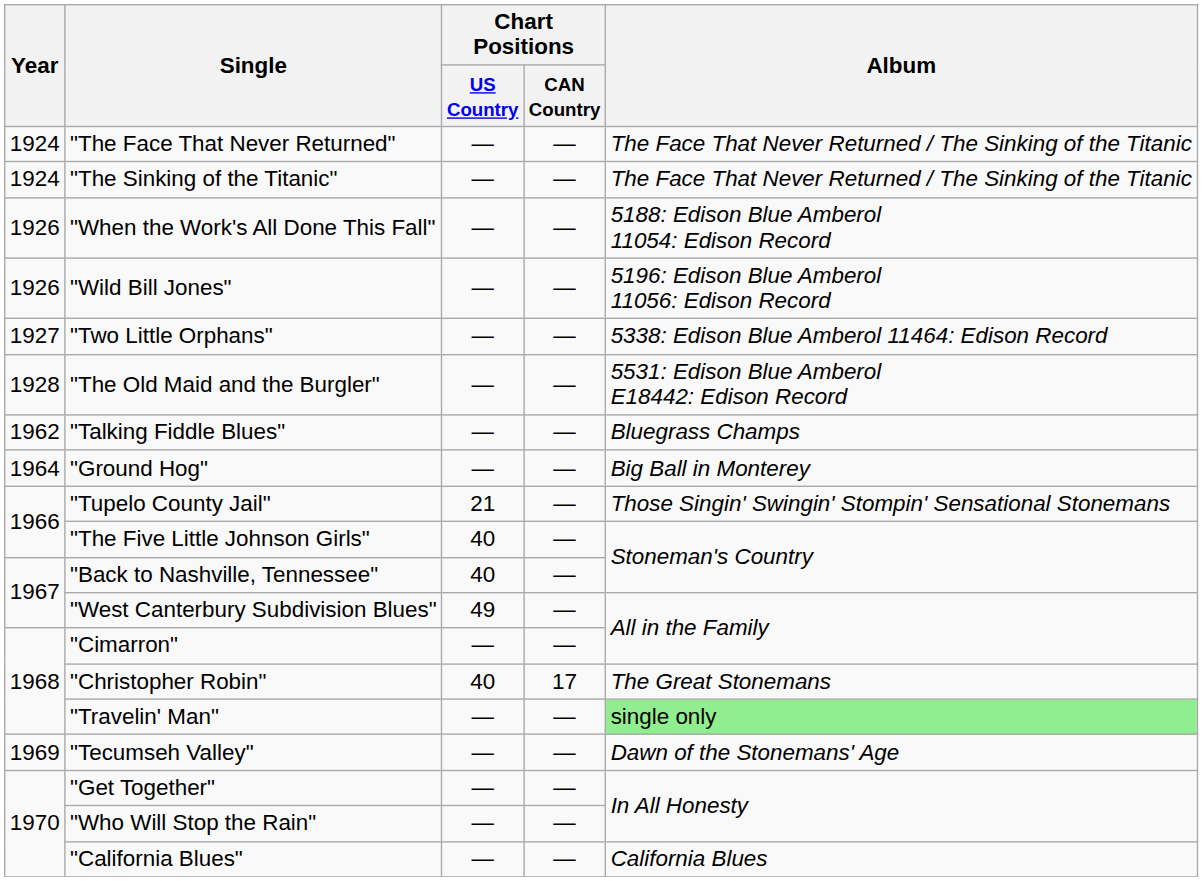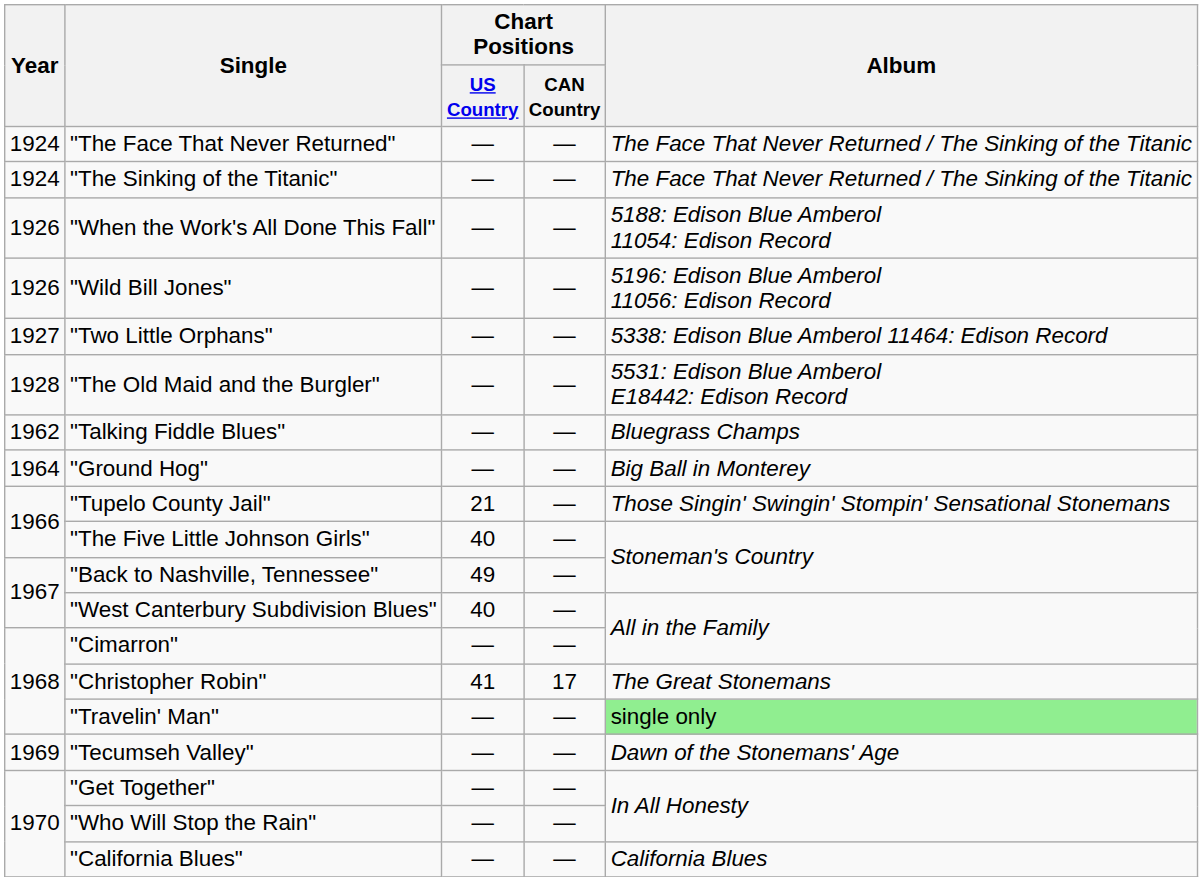(483, 574) 40 -> (483, 574) 49
(483, 610) 49 -> (483, 610) 40
(483, 681) 40 -> (483, 681) 41
